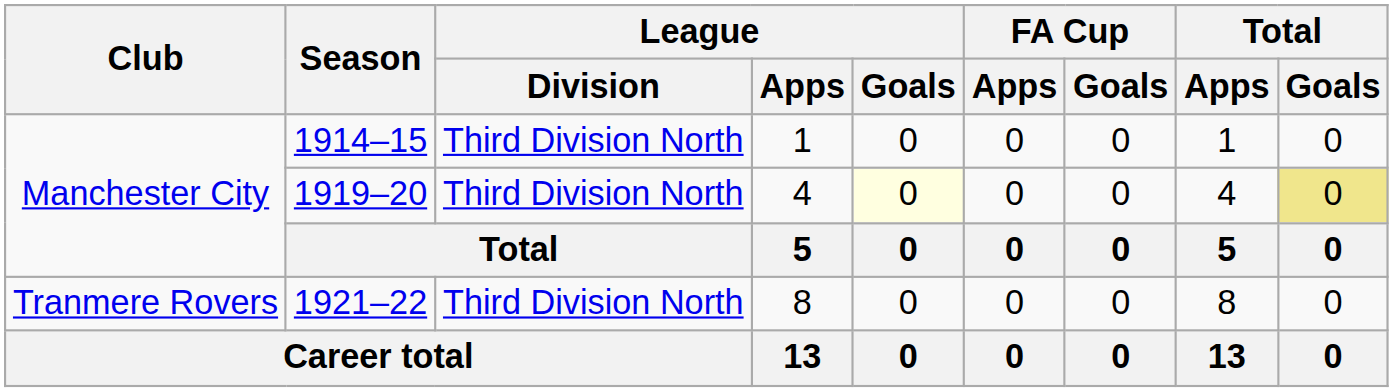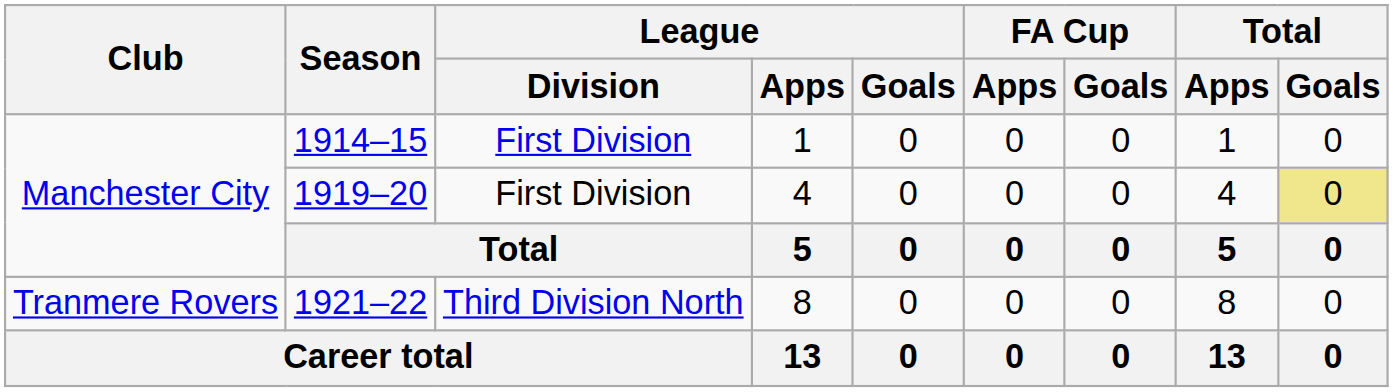(593, 140) Third Division North -> (593, 140) First Division
(593, 194) Third Division North -> (593, 194) First Division
(908, 194) lightyellow background -> (908, 194) no background
